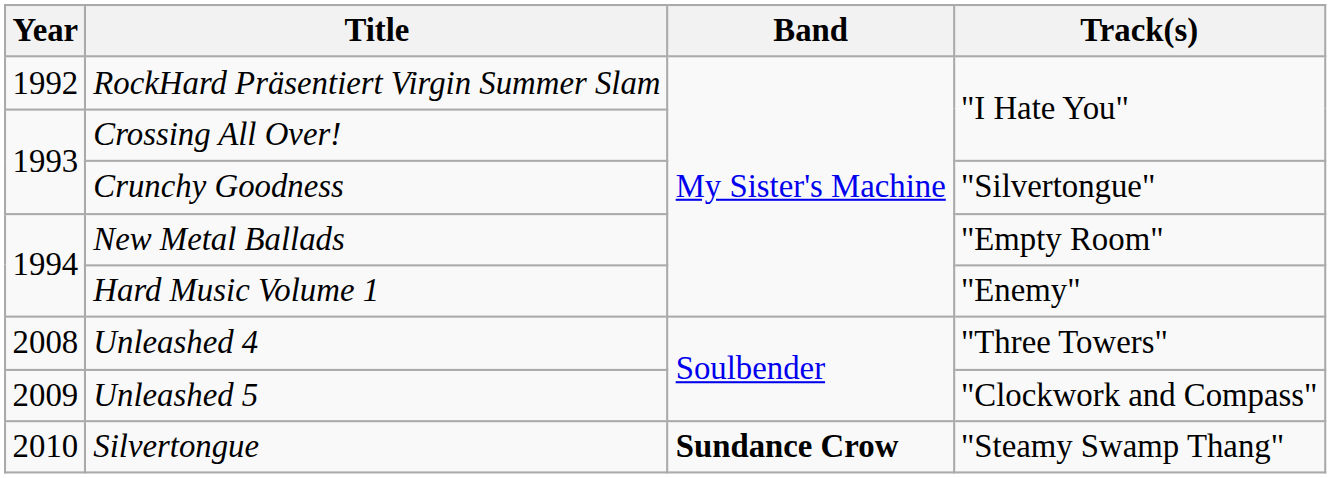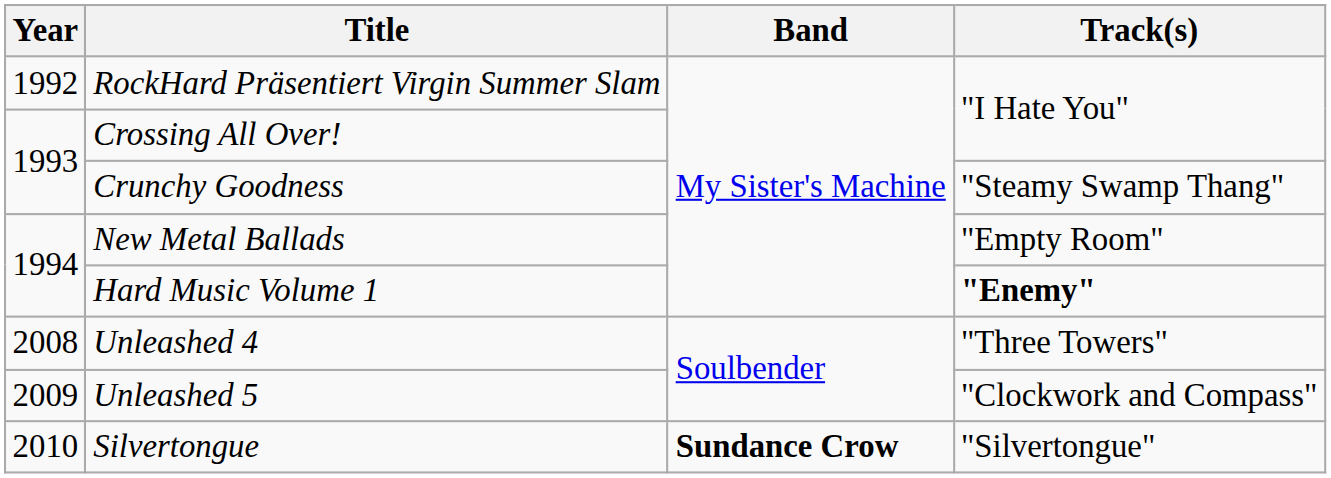(1058, 186) "Silvertongue" -> (1122, 186) "Steamy Swamp Thang"
(1021, 290) normal -> (1028, 290) bold
(1122, 446) "Steamy Swamp Thang" -> (1058, 446) "Silvertongue"
